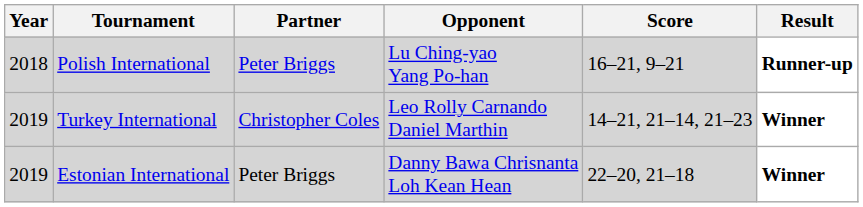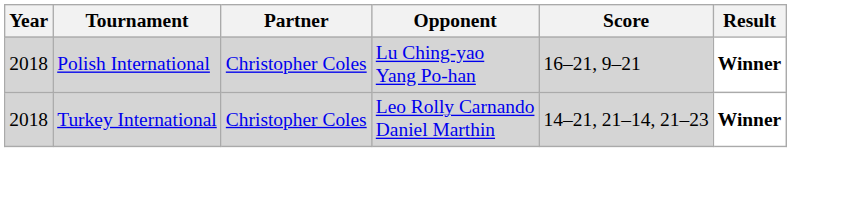(287, 64) Peter Briggs -> (296, 64) Christopher Coles
(807, 64) Runner-up -> (749, 64) Winner
(29, 119) 2019 -> (29, 119) 2018
- row: (143, 174)
